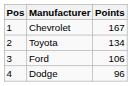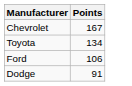- column: (15, 12)
(119, 74) 96 -> (97, 74) 91
